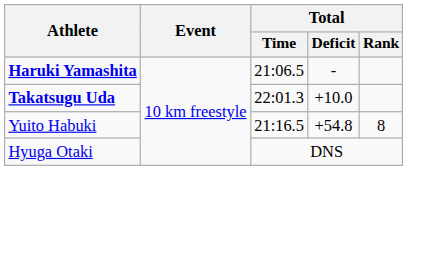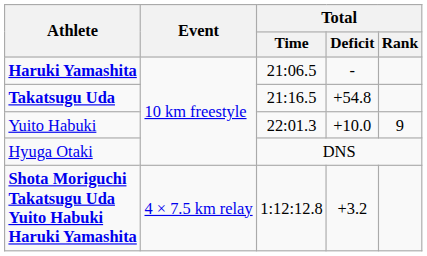(279, 98) 22:01.3 -> (292, 98) 21:16.5
(333, 98) +10.0 -> (352, 98) +54.8
(279, 125) 21:16.5 -> (292, 125) 22:01.3
(333, 125) +54.8 -> (352, 125) +10.0
(381, 125) 8 -> (400, 125) 9
+ row: (73, 208)
